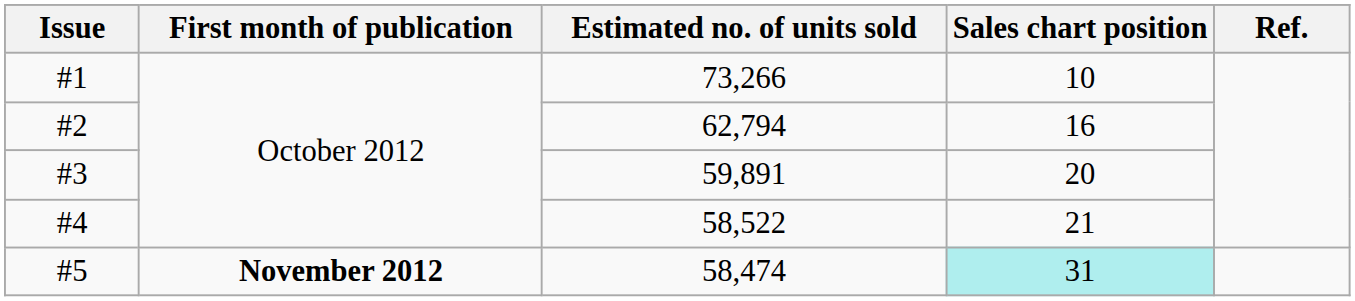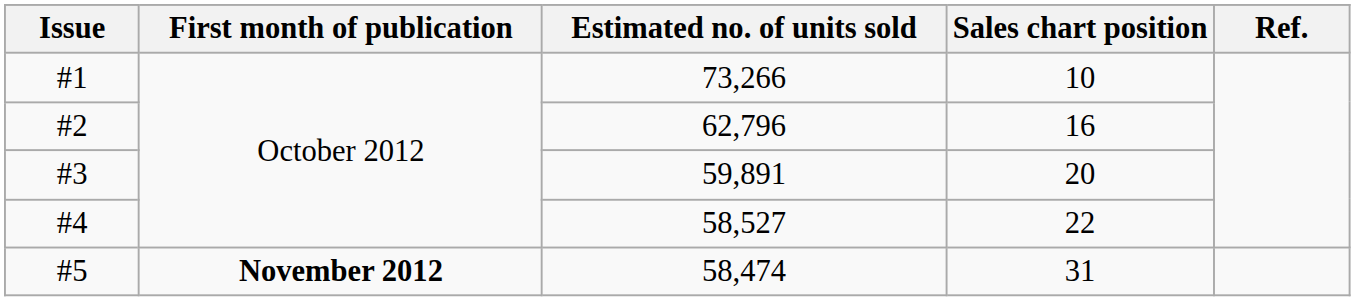(744, 125) 62,794 -> (744, 125) 62,796
(744, 222) 58,522 -> (744, 222) 58,527
(1080, 222) 21 -> (1080, 222) 22
(1080, 271) paleturquoise background -> (1080, 271) no background
